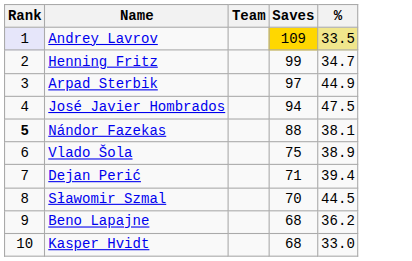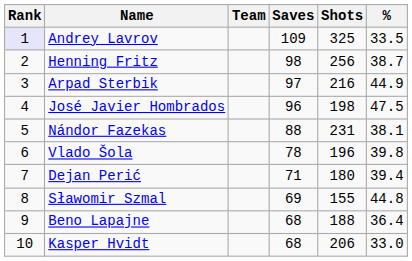+ column: (342, 16)
(293, 39) gold background -> (293, 39) no background
(338, 39) khaki background -> (387, 39) no background
(293, 62) 99 -> (293, 62) 98
(338, 62) 34.7 -> (387, 62) 38.7
(293, 108) 94 -> (293, 108) 96
(25, 130) bold -> (25, 130) normal
(293, 153) 75 -> (293, 153) 78
(338, 153) 38.9 -> (387, 153) 39.8
(293, 199) 70 -> (293, 199) 69
(338, 199) 44.5 -> (387, 199) 44.8
(338, 222) 36.2 -> (387, 222) 36.4
